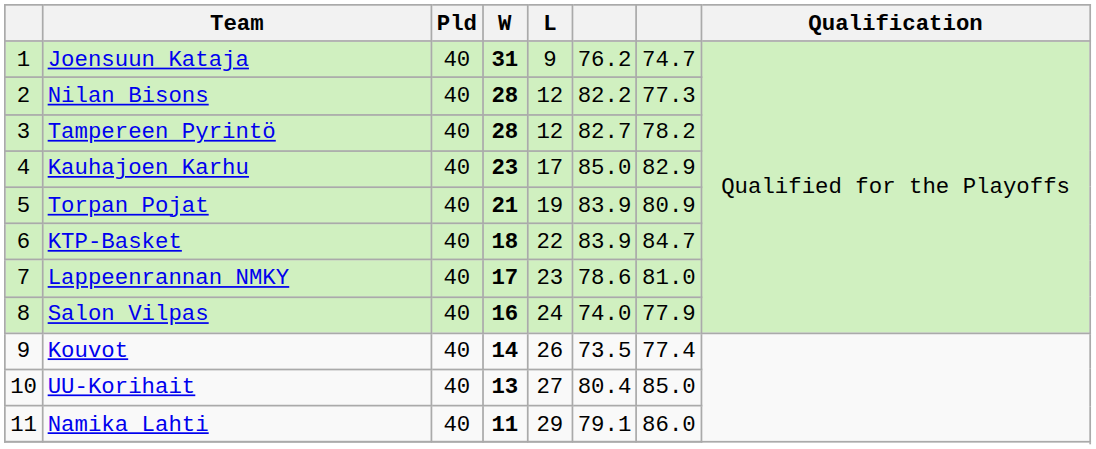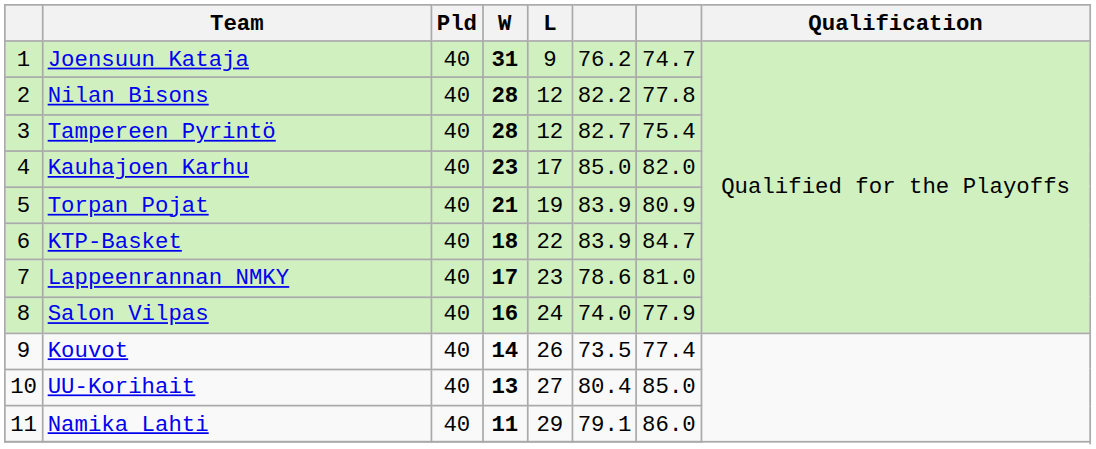(669, 96) 77.3 -> (669, 96) 77.8
(669, 132) 78.2 -> (669, 132) 75.4
(669, 169) 82.9 -> (669, 169) 82.0
